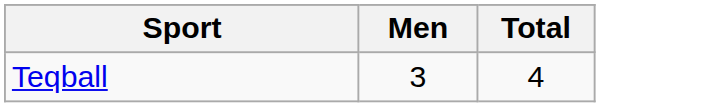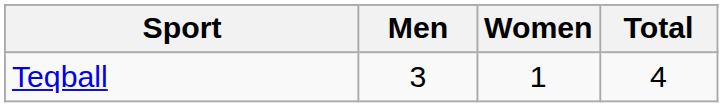+ column: (538, 28)
